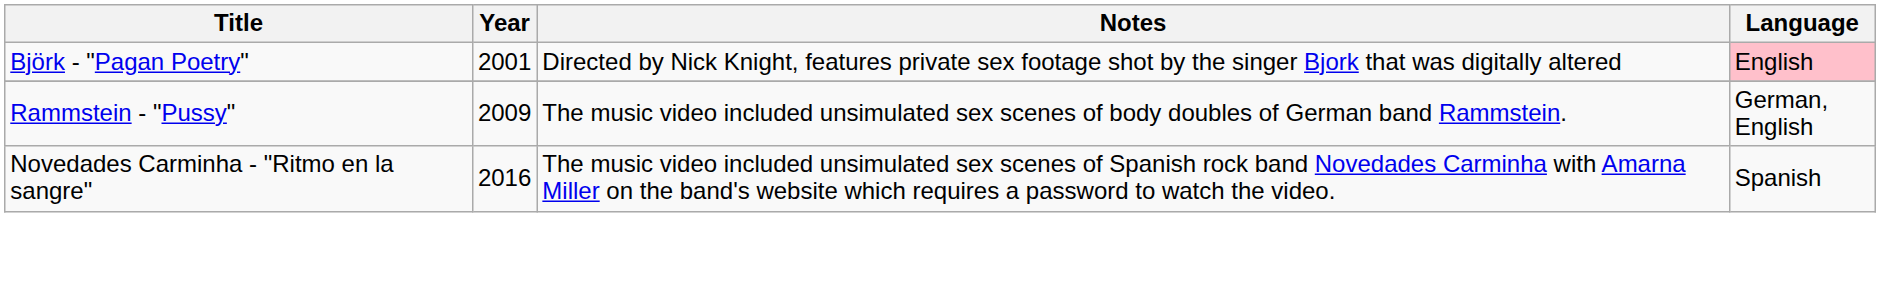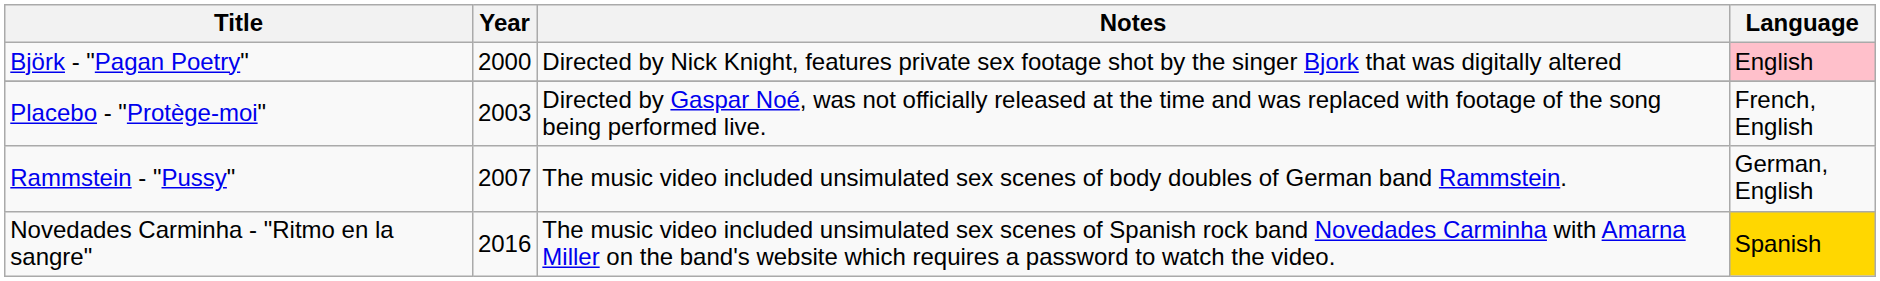(505, 61) 2001 -> (505, 61) 2000
+ row: (138, 113)
(505, 113) 2009 -> (505, 178) 2007
(1778, 178) no background -> (1778, 243) gold background
